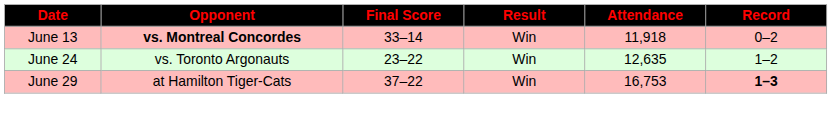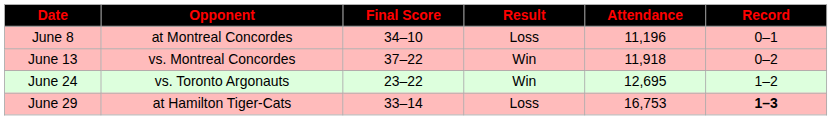+ row: (53, 37)
(222, 37) bold -> (222, 59) normal
(403, 37) 33–14 -> (403, 59) 37–22
(645, 59) 12,635 -> (645, 81) 12,695
(403, 81) 37–22 -> (403, 103) 33–14
(524, 81) Win -> (524, 103) Loss
